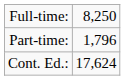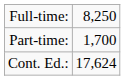(100, 39) 1,796 -> (100, 39) 1,700
